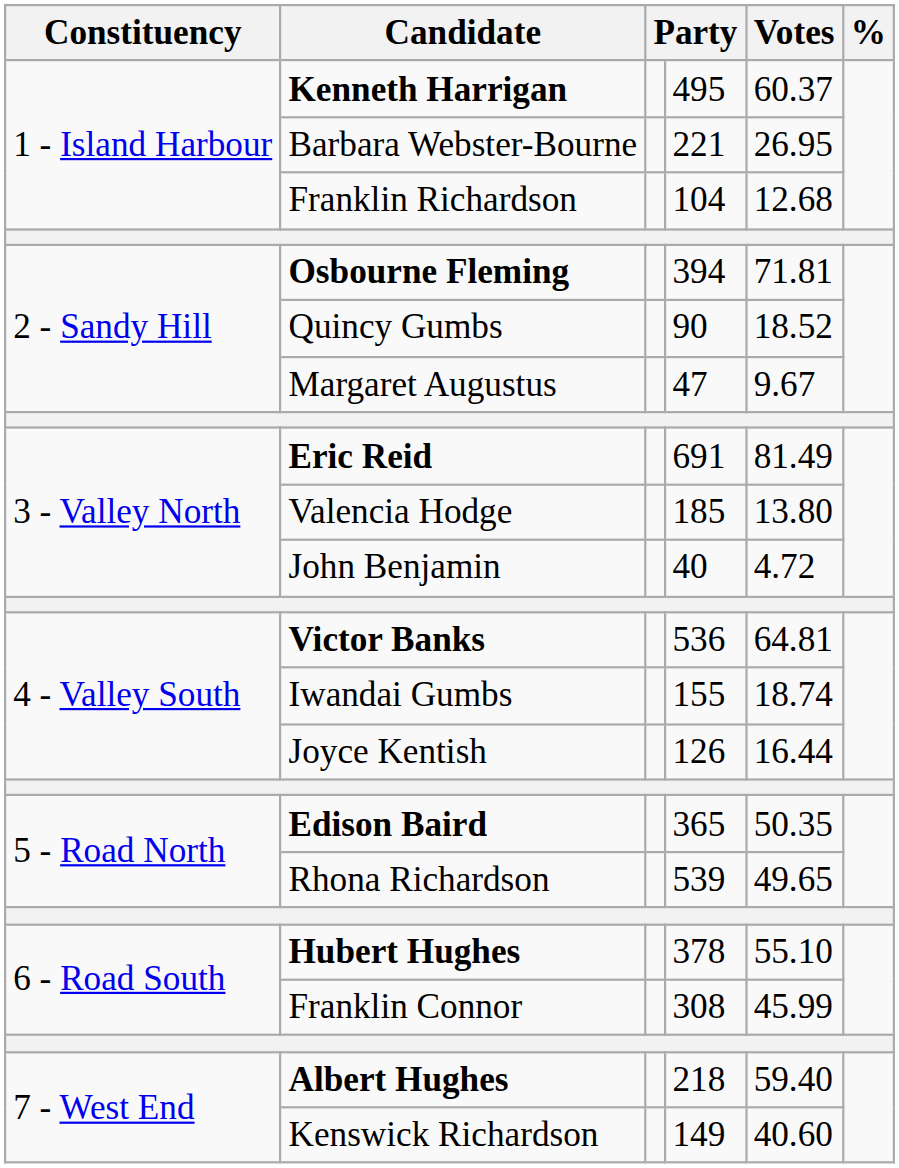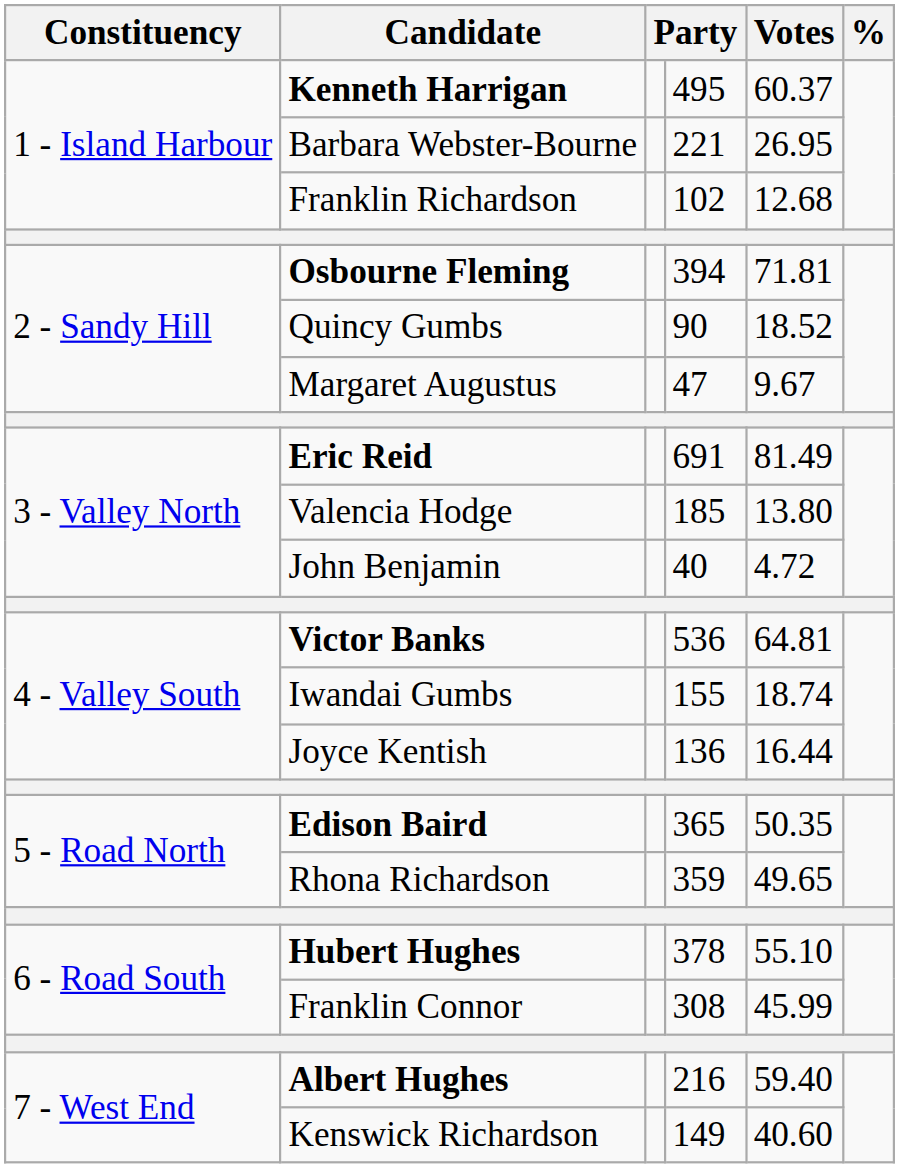(699, 199) 104 -> (699, 199) 102
(699, 750) 126 -> (699, 750) 136
(699, 878) 539 -> (699, 878) 359
(699, 1078) 218 -> (699, 1078) 216
